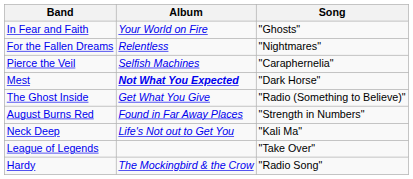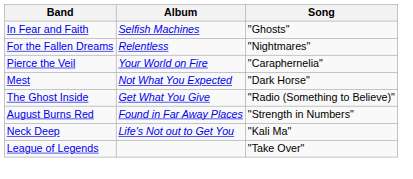(163, 30) Your World on Fire -> (159, 30) Selfish Machines
(159, 64) Selfish Machines -> (163, 64) Your World on Fire
(179, 81) bold -> (175, 81) normal
- row: (21, 166)
